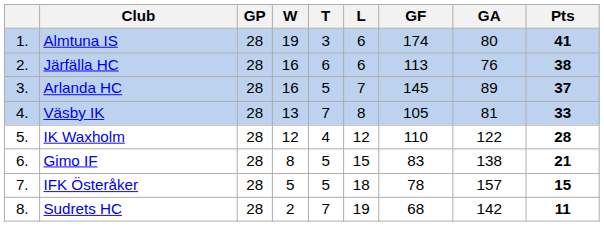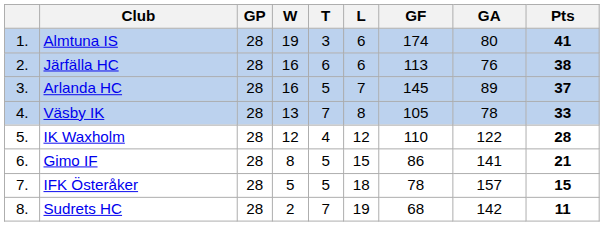(489, 112) 81 -> (489, 112) 78
(416, 161) 83 -> (416, 161) 86
(489, 161) 138 -> (489, 161) 141
